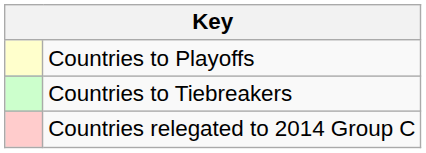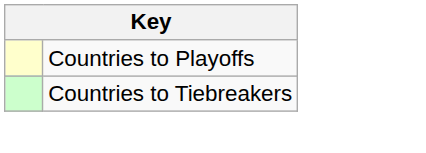- row: (232, 128)
